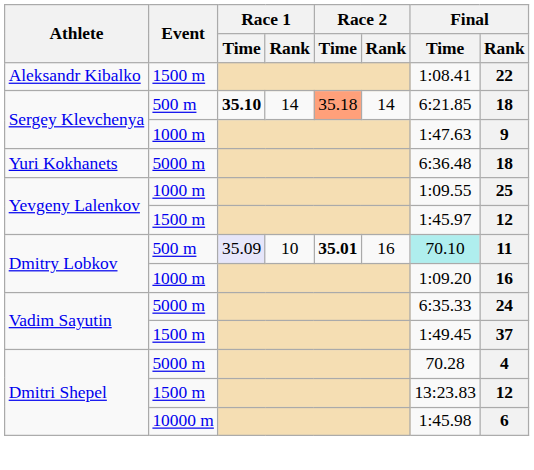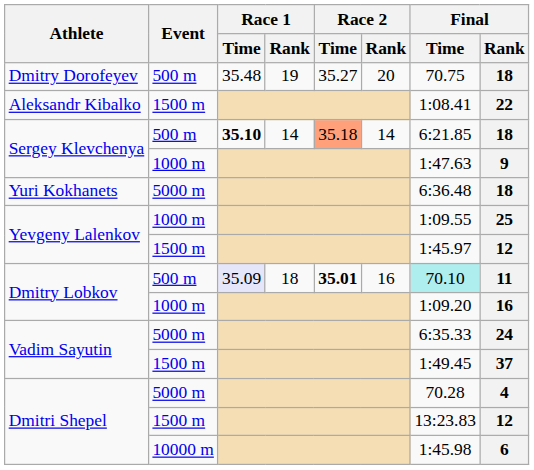+ row: (73, 76)
(290, 249) 10 -> (290, 277) 18
